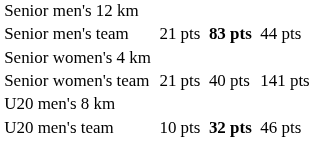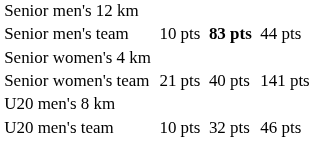(180, 34) 21 pts -> (180, 34) 10 pts
(230, 127) bold -> (229, 127) normal
